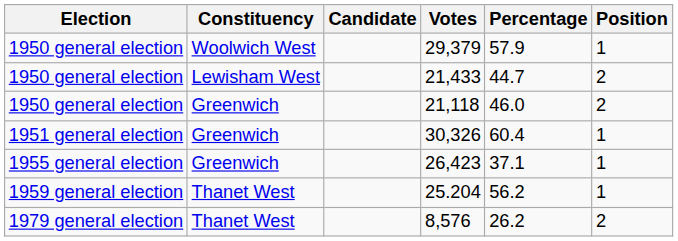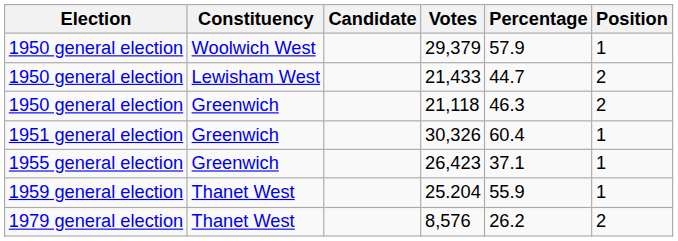(507, 105) 46.0 -> (507, 105) 46.3
(507, 192) 56.2 -> (507, 192) 55.9
